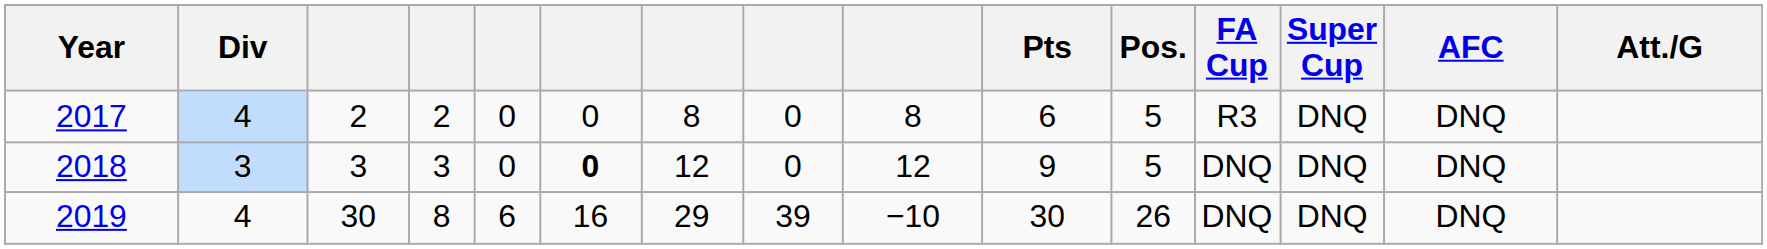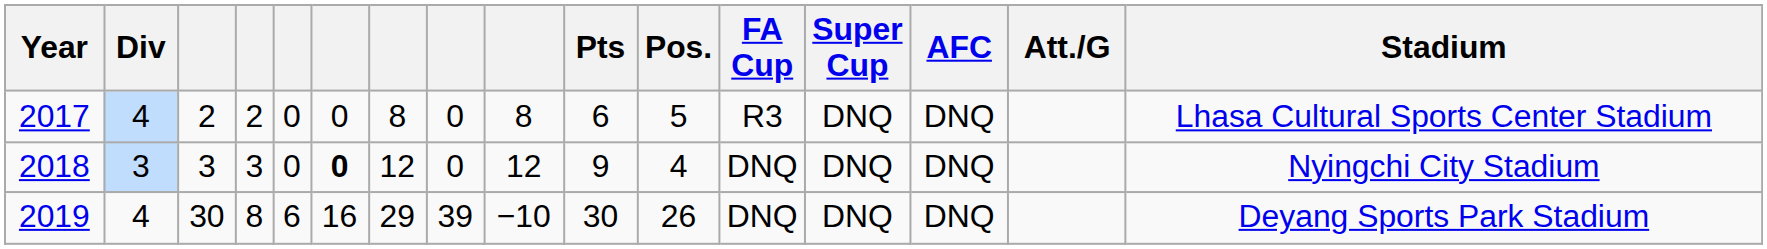+ column: (1444, 47)
(1153, 166) 5 -> (679, 166) 4
